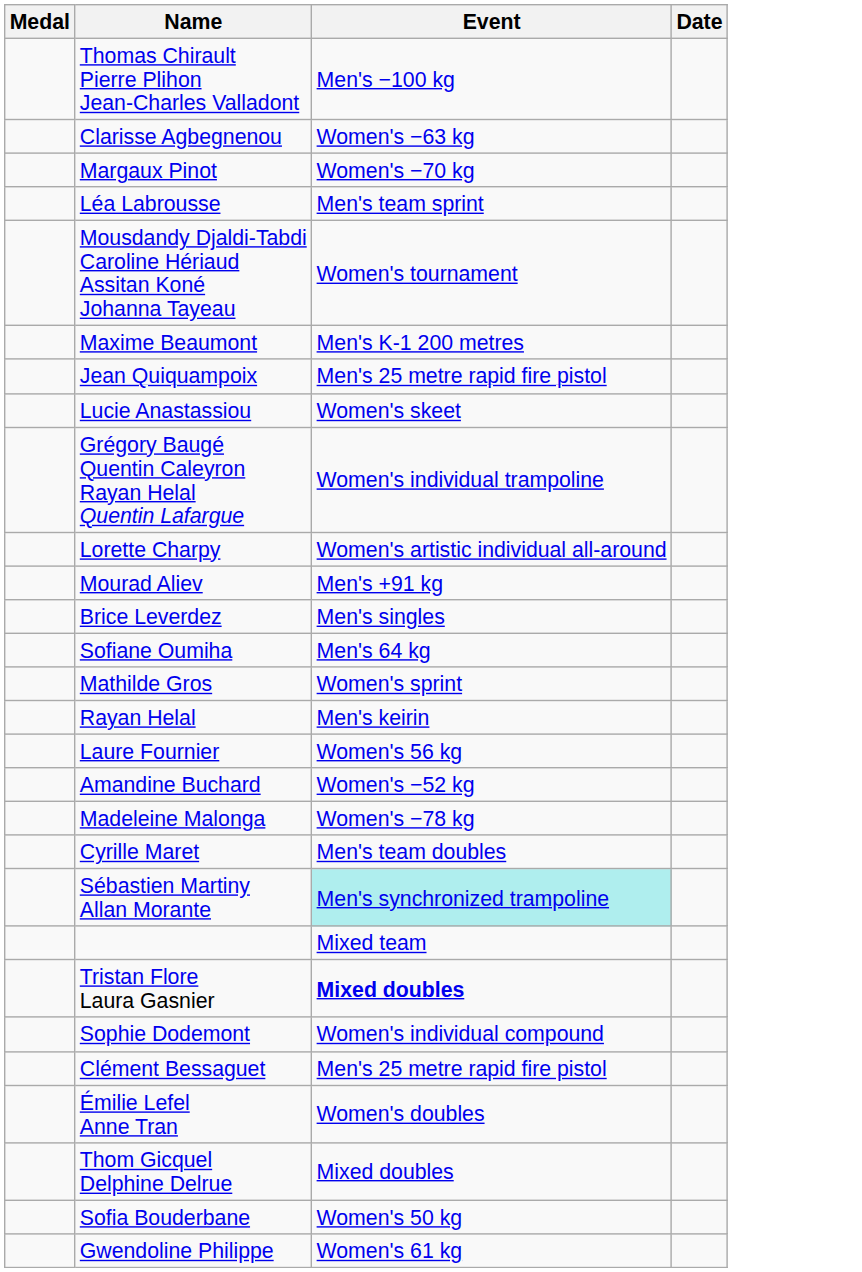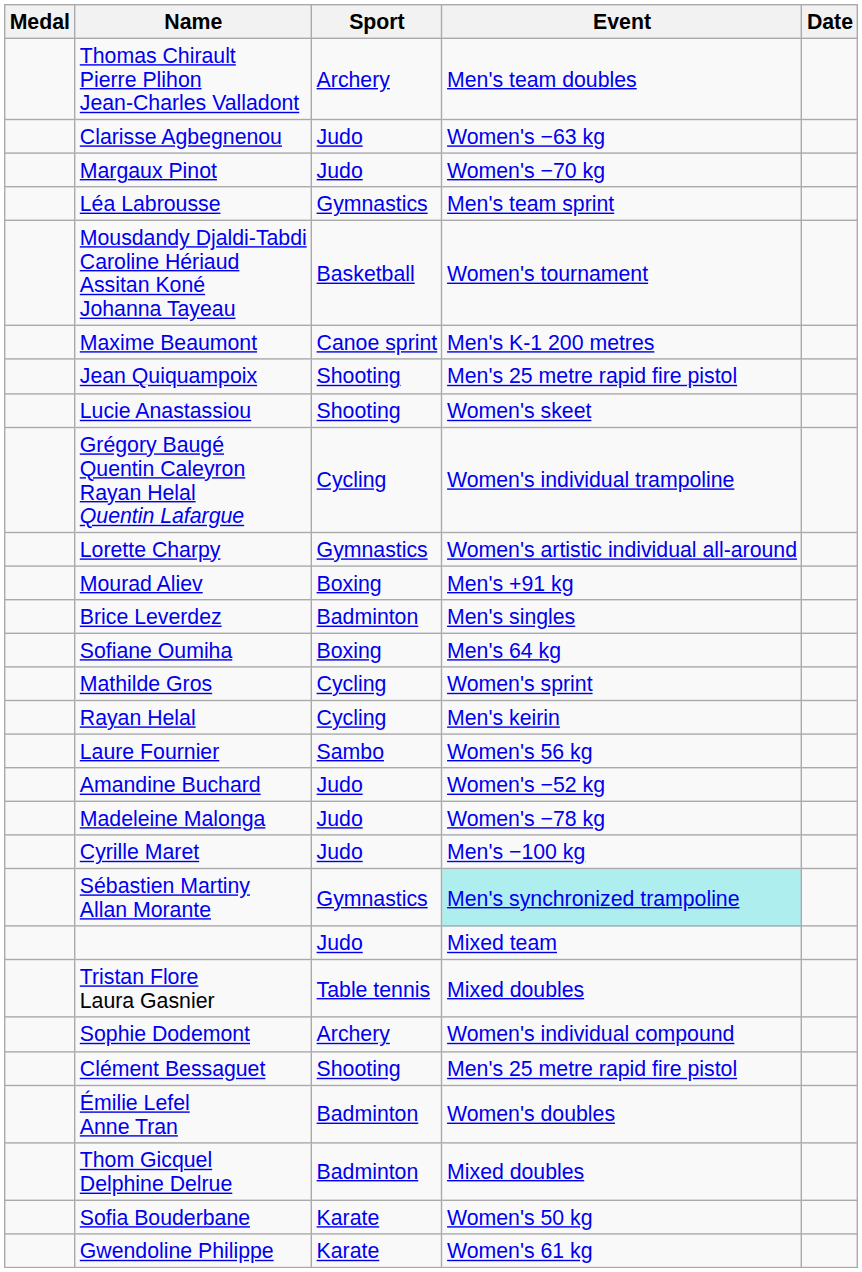+ column: (377, 22)
(386, 79) Men's −100 kg -> (542, 79) Men's team doubles
(411, 852) Men's team doubles -> (516, 852) Men's −100 kg
(390, 989) bold -> (516, 989) normal
